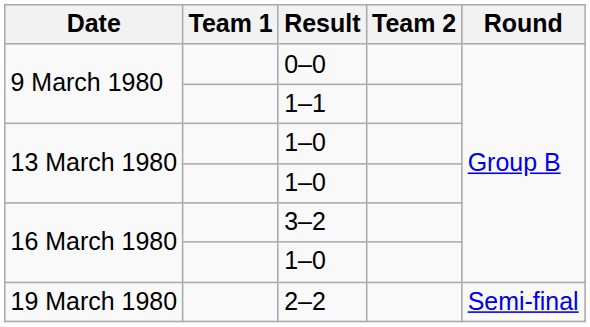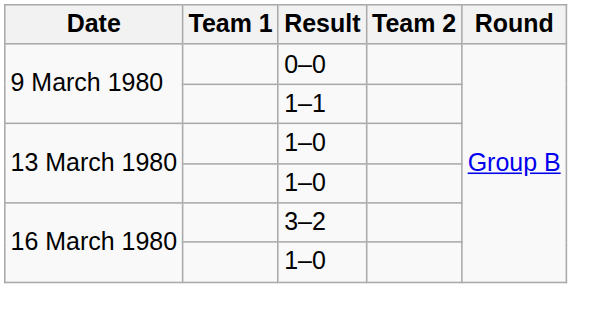- row: (94, 301)
